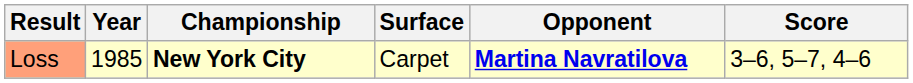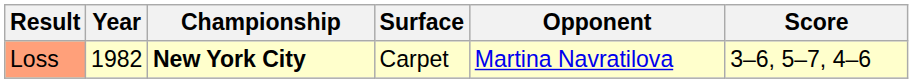(117, 59) 1985 -> (117, 59) 1982
(581, 59) bold -> (574, 59) normal
